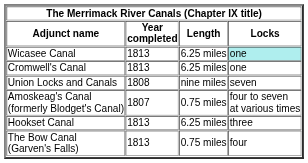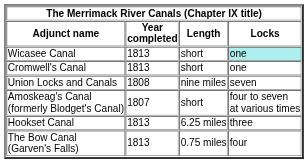(204, 53) 6.25 miles -> (192, 53) short
(204, 68) 6.25 miles -> (192, 68) short
(204, 103) 0.75 miles -> (192, 103) short
